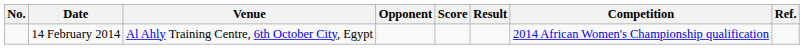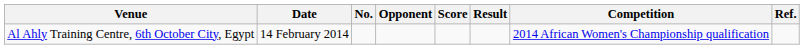columns swapped: (16, 14) <-> (249, 14)
